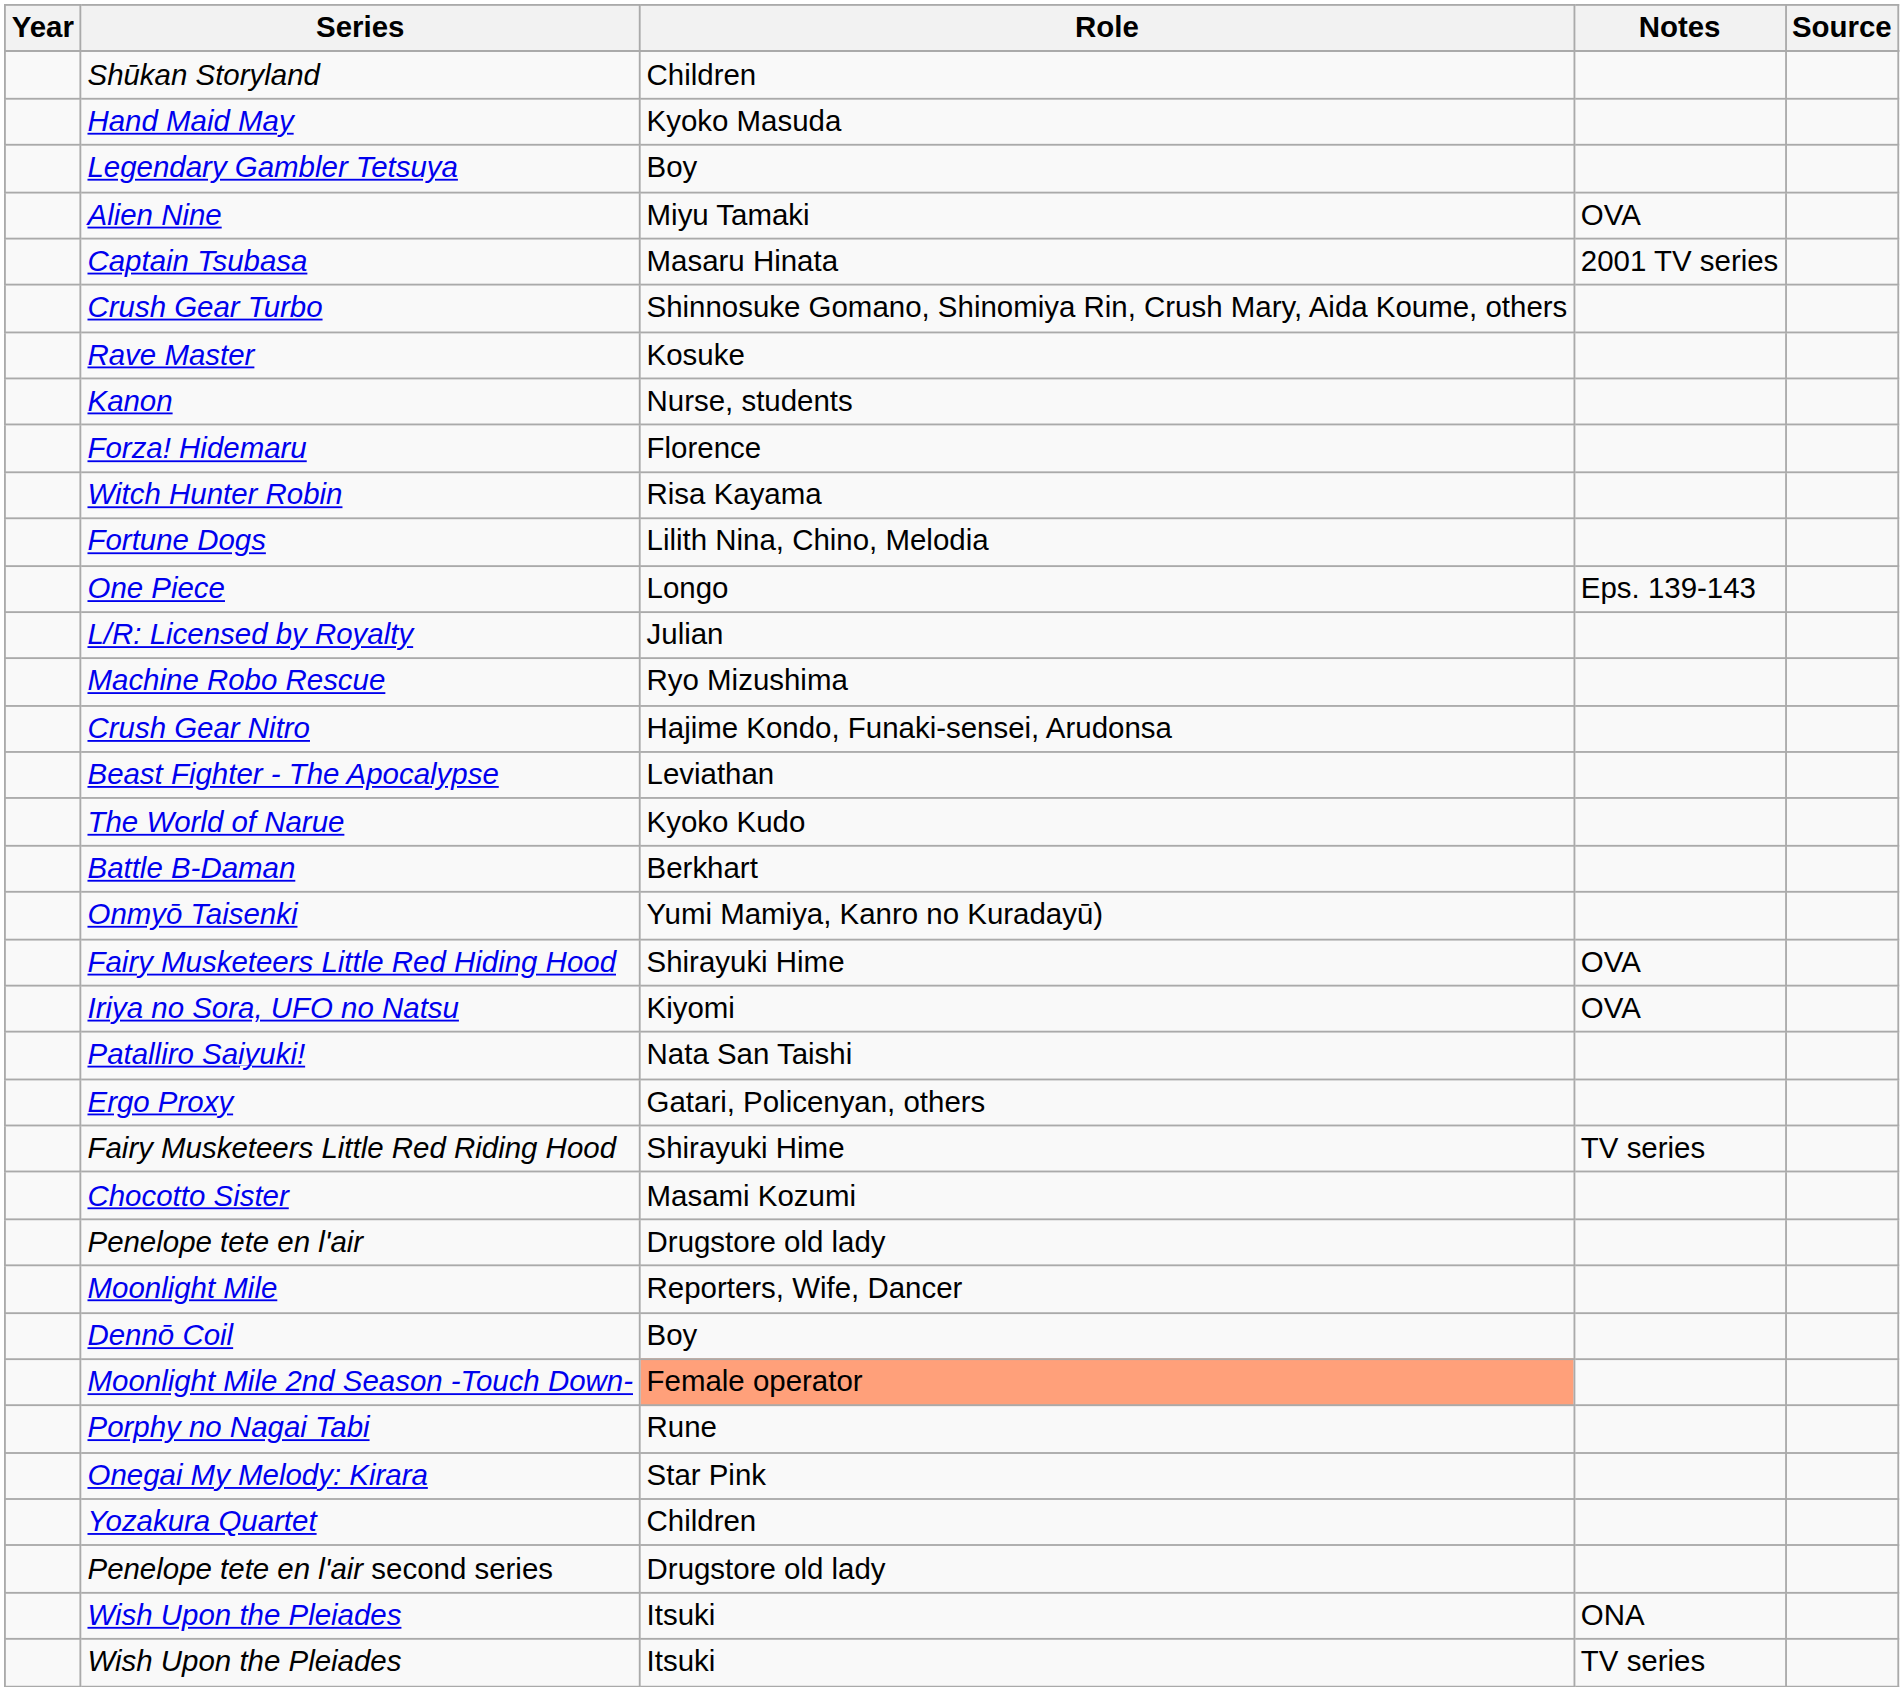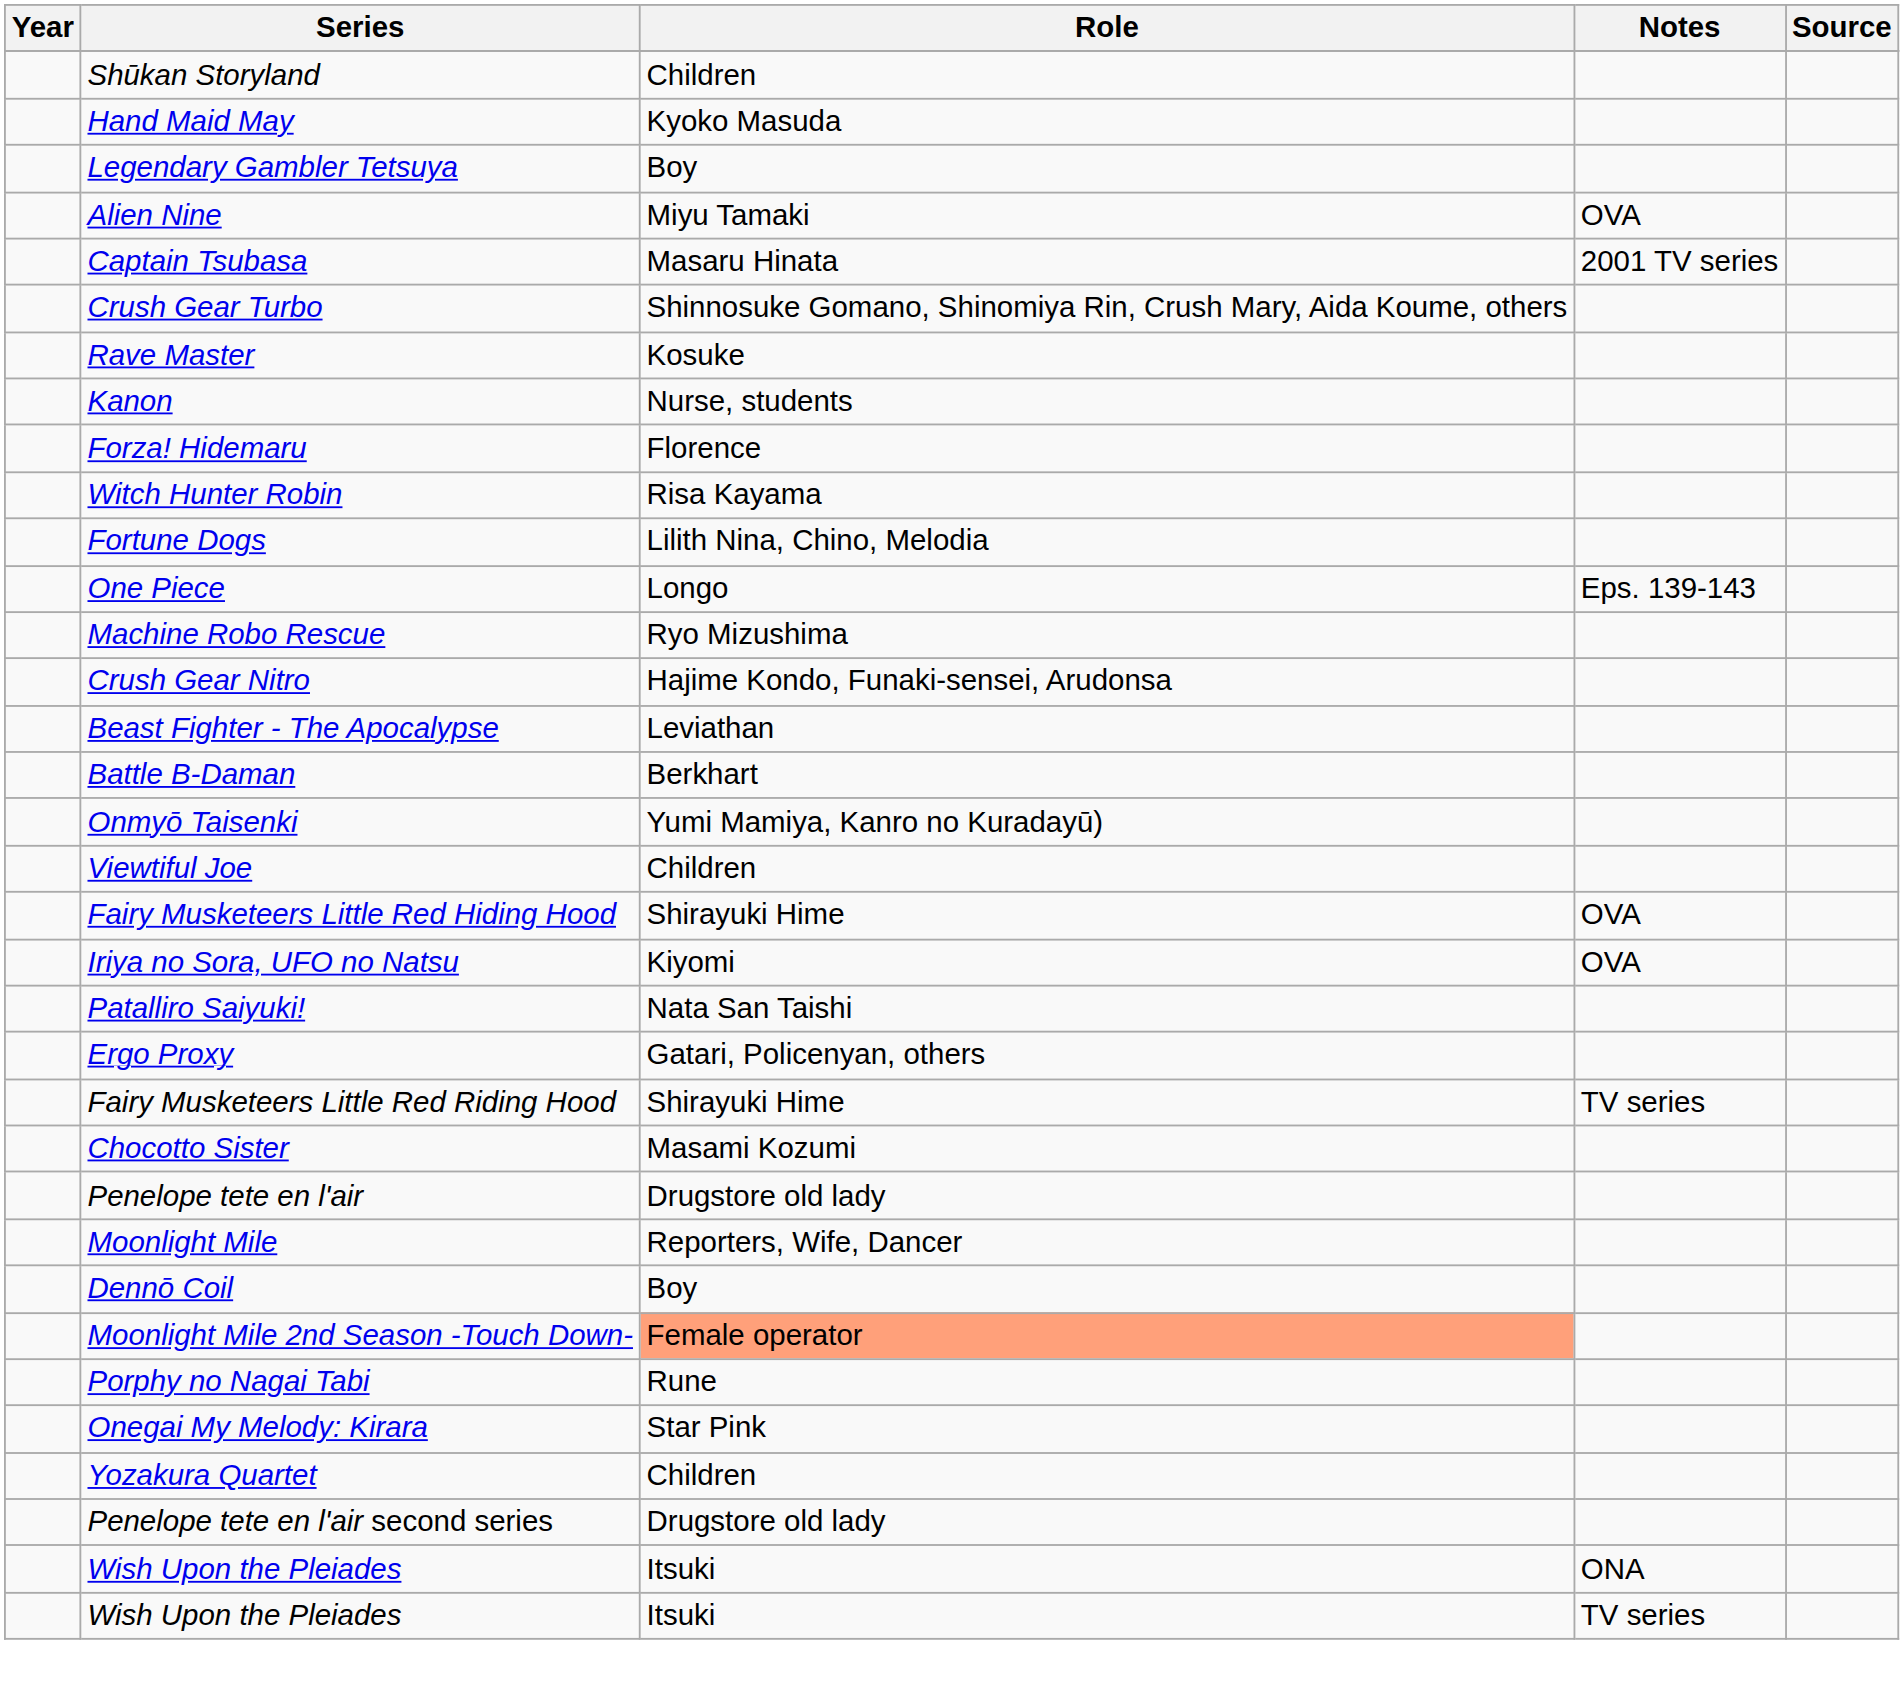- row: (250, 634)
- row: (216, 821)
+ row: (170, 868)
